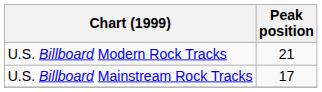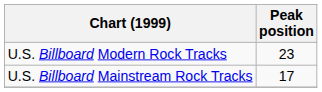(286, 53) 21 -> (286, 53) 23
